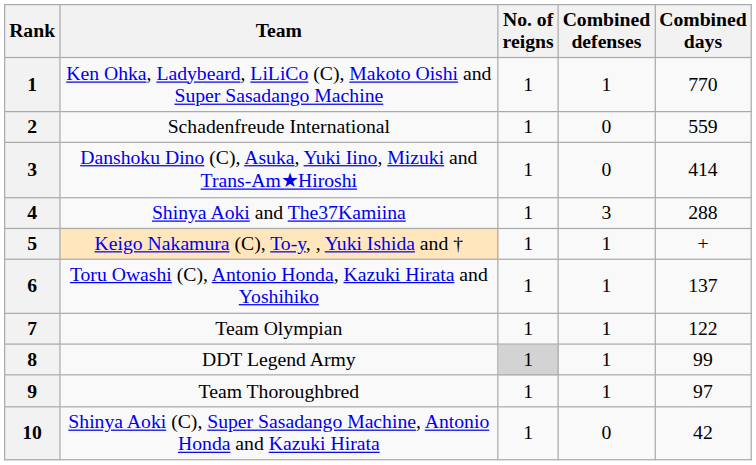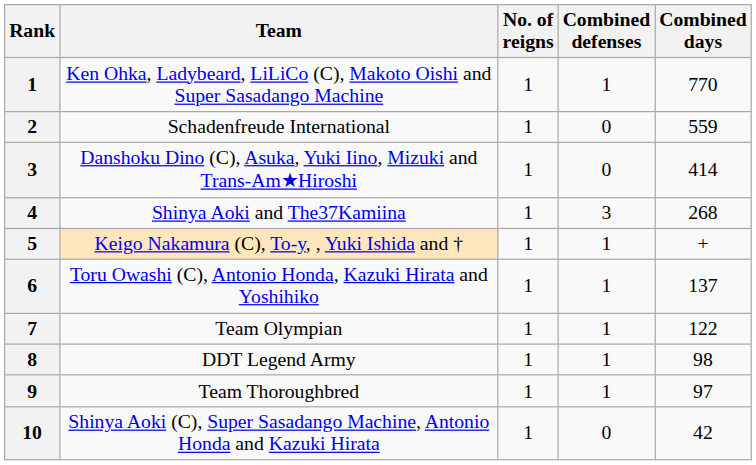(703, 212) 288 -> (703, 212) 268
(528, 359) lightgrey background -> (528, 359) no background
(703, 359) 99 -> (703, 359) 98
